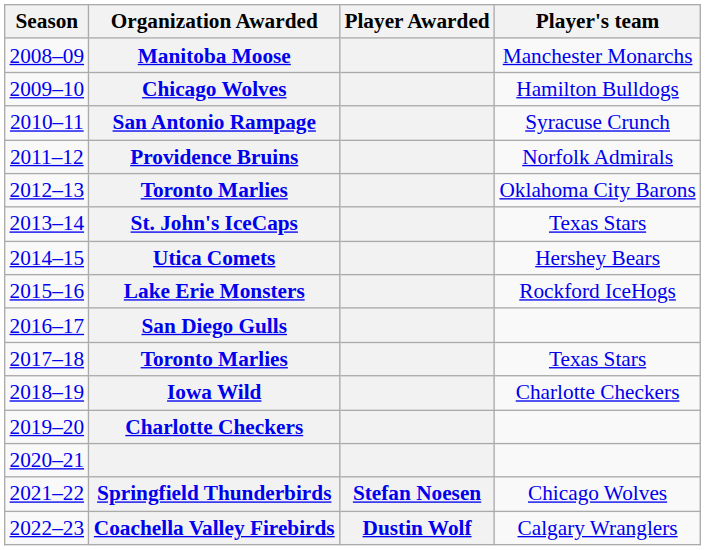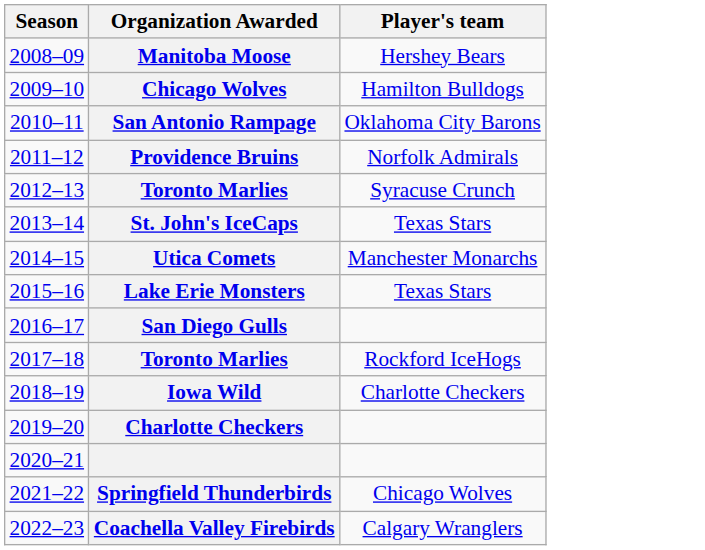- column: (417, 21)
(598, 55) Manchester Monarchs -> (443, 55) Hershey Bears
(598, 122) Syracuse Crunch -> (443, 122) Oklahoma City Barons
(598, 190) Oklahoma City Barons -> (443, 190) Syracuse Crunch
(598, 257) Hershey Bears -> (443, 257) Manchester Monarchs
(598, 291) Rockford IceHogs -> (443, 291) Texas Stars
(598, 358) Texas Stars -> (443, 358) Rockford IceHogs
